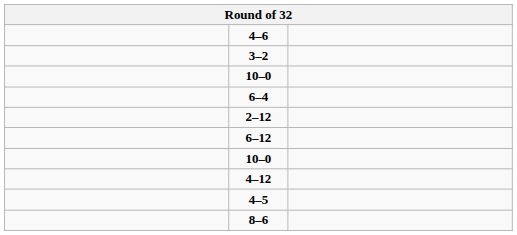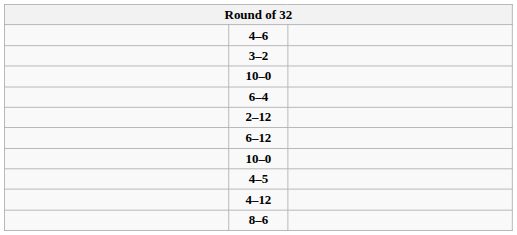rows swapped: (117, 200) <-> (117, 179)
